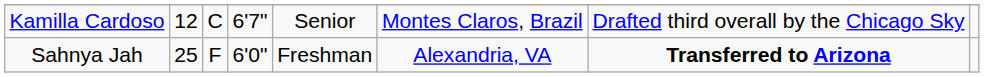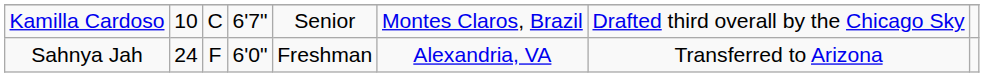(186, 21) 12 -> (186, 21) 10
(186, 54) 25 -> (186, 54) 24
(779, 54) bold -> (779, 54) normal
